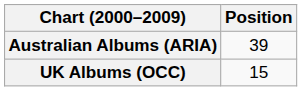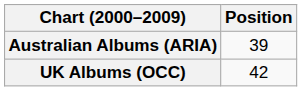(259, 72) 15 -> (259, 72) 42
